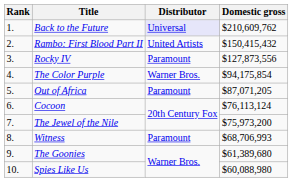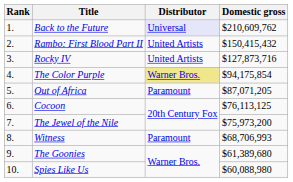(169, 59) Paramount -> (175, 59) United Artists
(249, 59) $127,873,556 -> (249, 59) $127,873,716
(174, 75) no background -> (174, 75) khaki background
(247, 106) $76,113,124 -> (247, 106) $76,113,125
